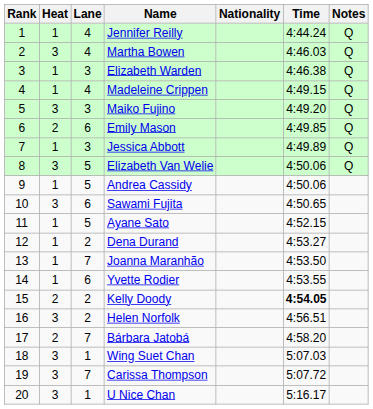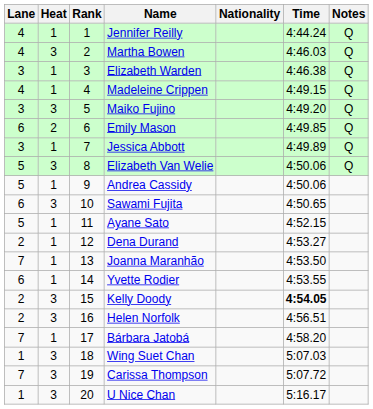columns swapped: (22, 14) <-> (88, 14)
(55, 299) 2 -> (54, 299) 3
(55, 337) 2 -> (54, 337) 1
